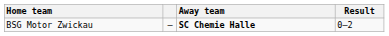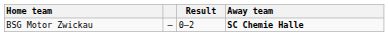columns swapped: (202, 11) <-> (360, 11)
